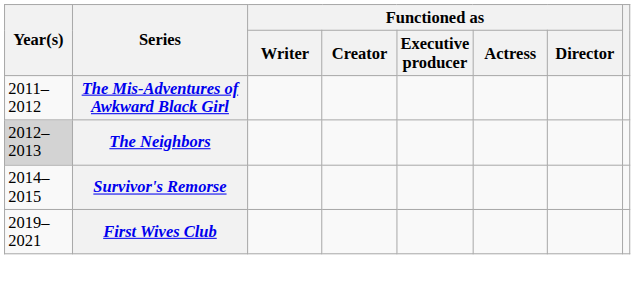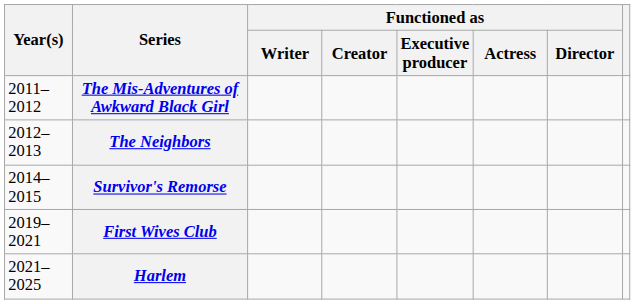(29, 142) lightgrey background -> (29, 142) no background
+ row: (160, 276)
